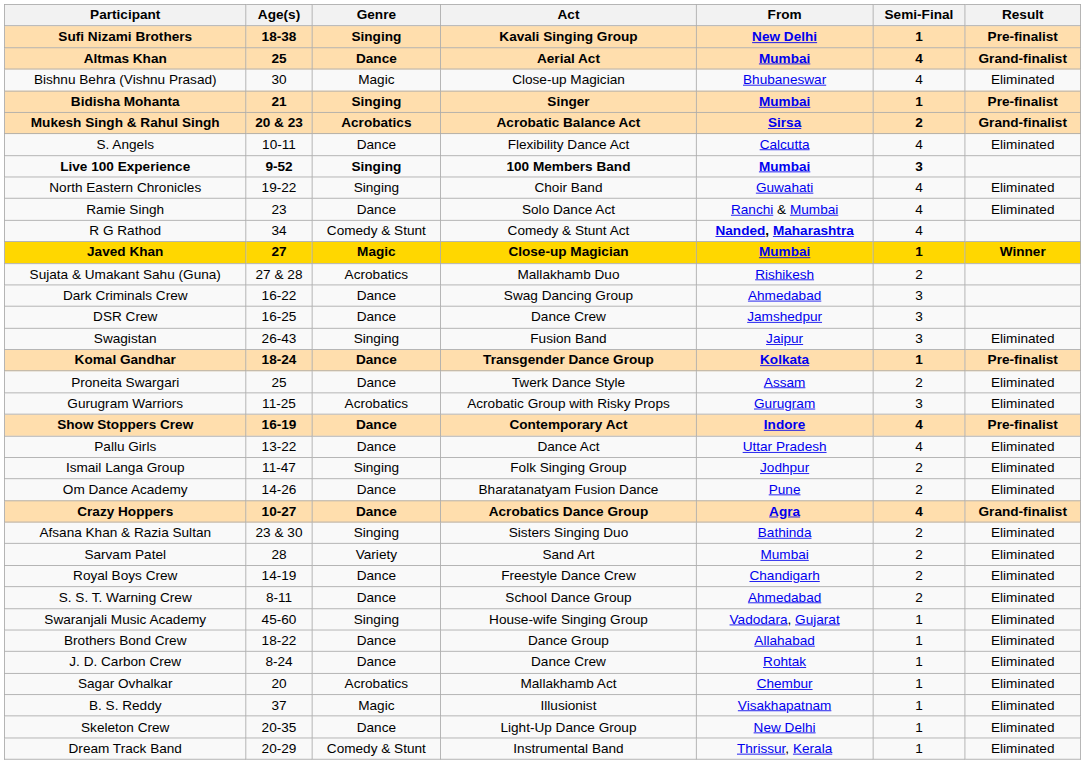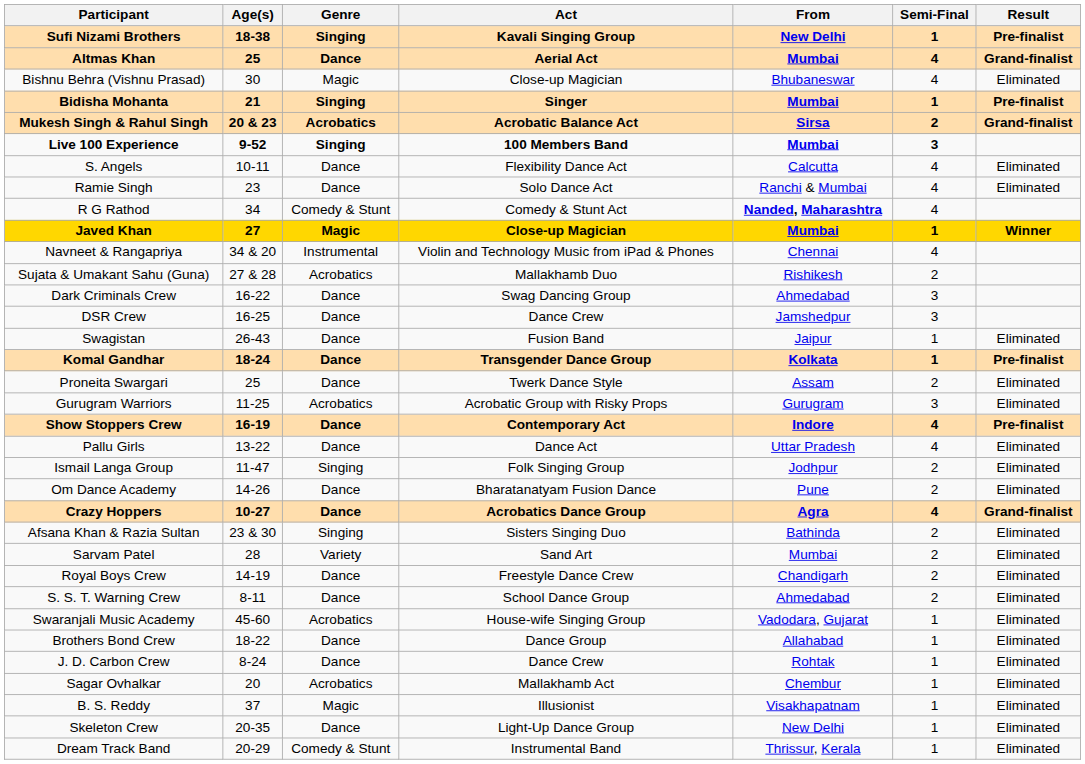rows swapped: (125, 144) <-> (125, 166)
- row: (125, 187)
+ row: (114, 252)
(376, 338) Singing -> (341, 338) Dance
(919, 338) 3 -> (934, 338) 1
(376, 619) Singing -> (341, 619) Acrobatics
